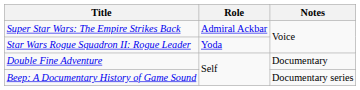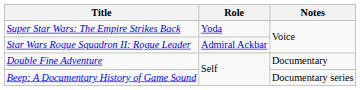(234, 28) Admiral Ackbar -> (212, 28) Yoda
(212, 45) Yoda -> (234, 45) Admiral Ackbar
